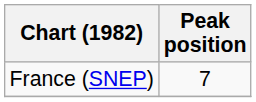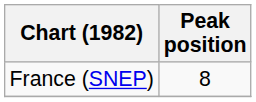(205, 79) 7 -> (205, 79) 8
